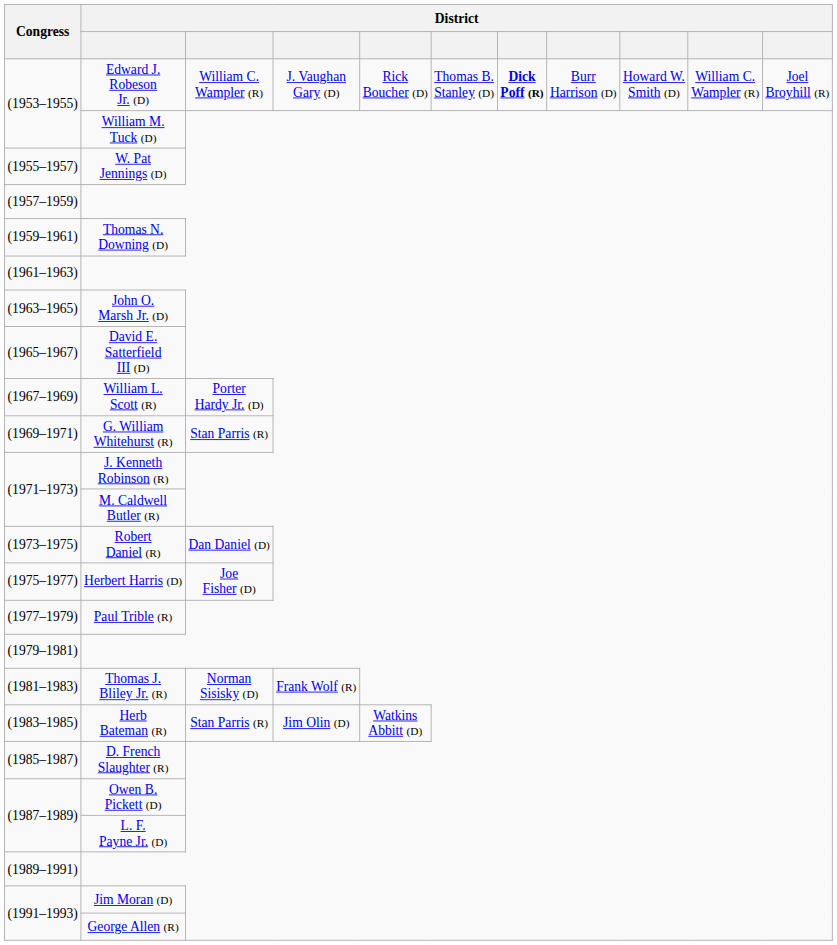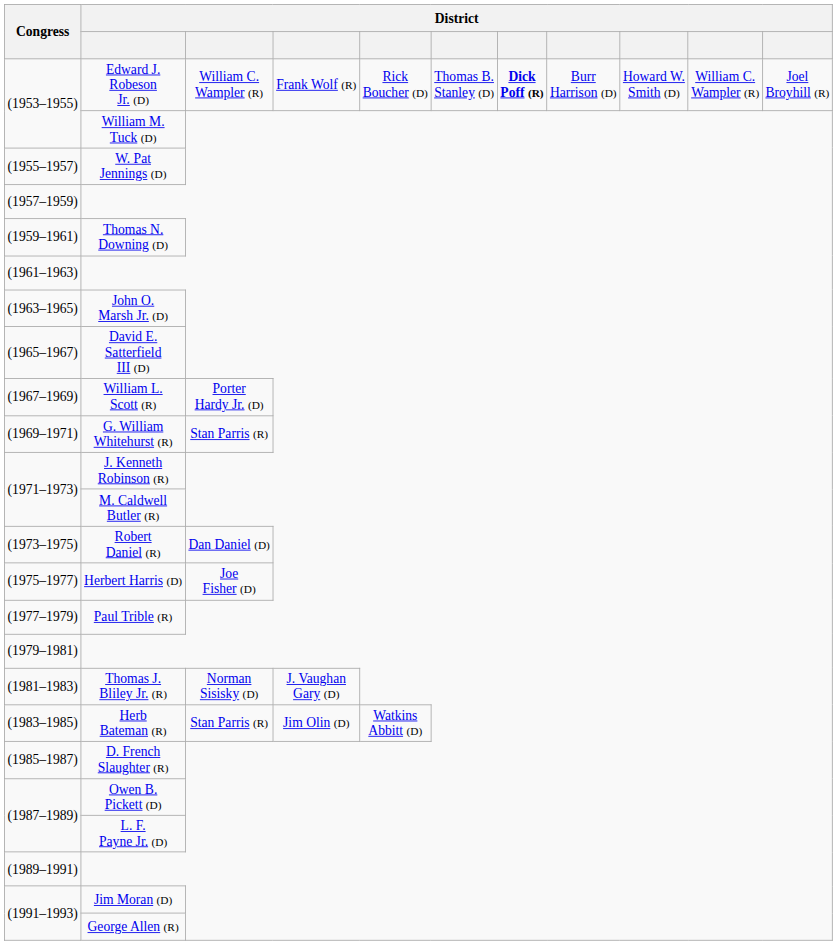(316, 84) J. Vaughan Gary (D) -> (316, 84) Frank Wolf (R)
(316, 686) Frank Wolf (R) -> (316, 686) J. Vaughan Gary (D)
